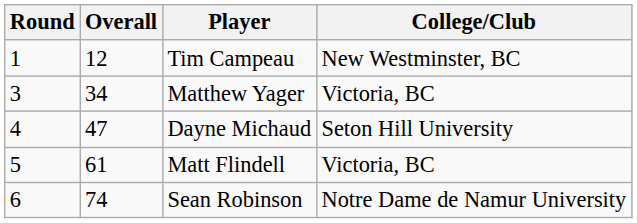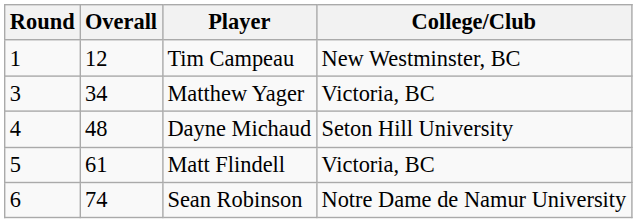(96, 128) 47 -> (96, 128) 48
